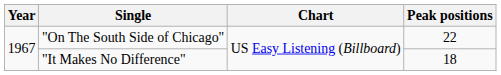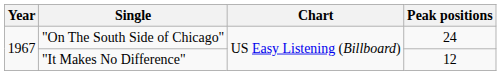(450, 37) 22 -> (450, 37) 24
(450, 59) 18 -> (450, 59) 12
